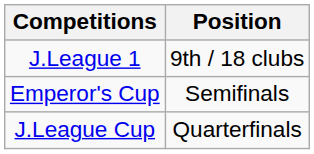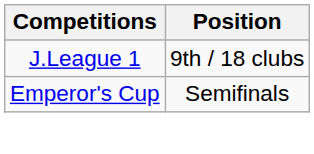- row: (85, 129)
